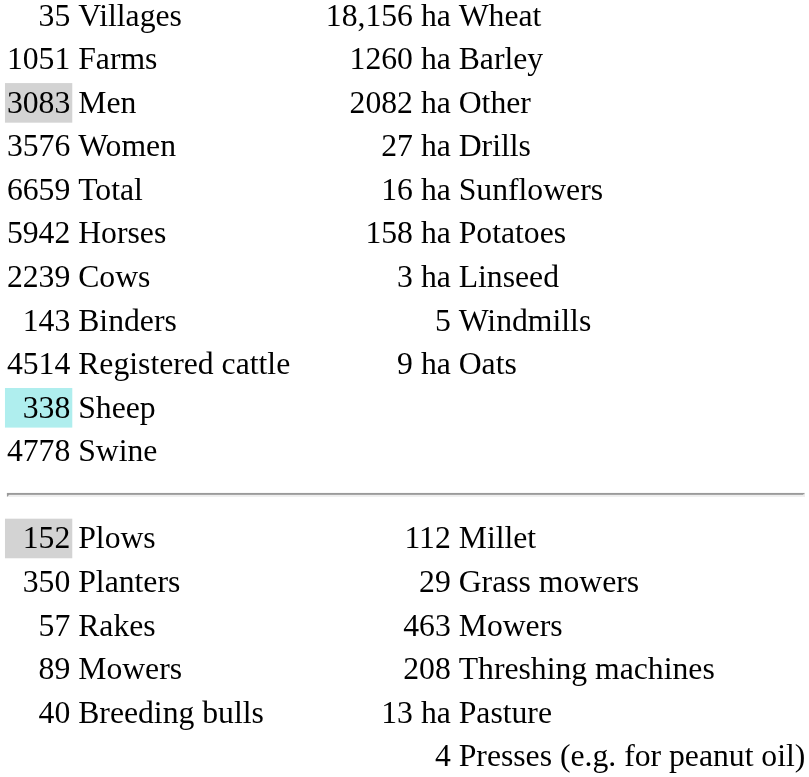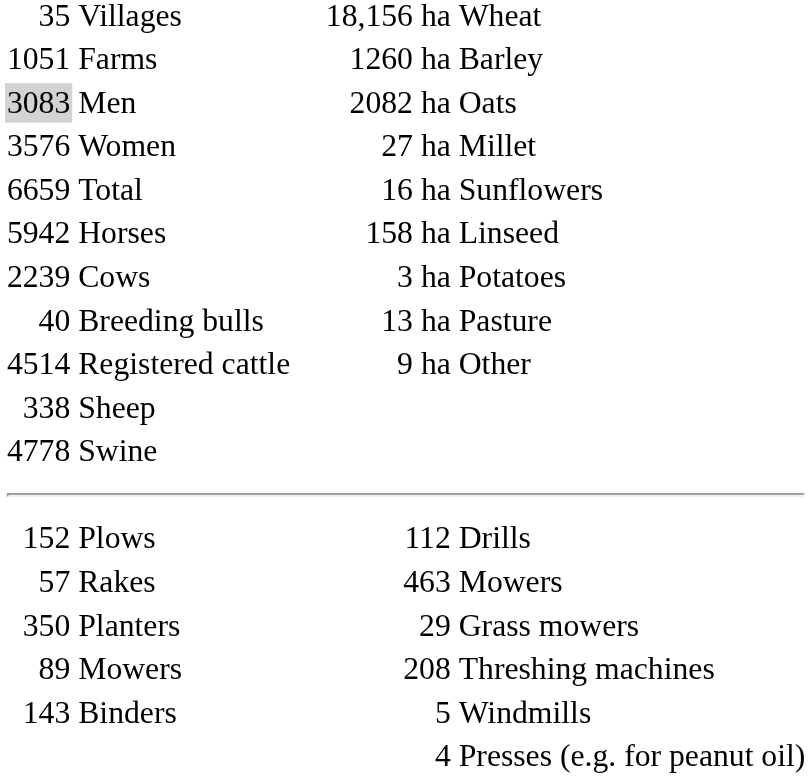(495, 102) Other -> (488, 102) Oats
(495, 145) Drills -> (497, 145) Millet
(512, 233) Potatoes -> (509, 233) Linseed
(509, 276) Linseed -> (512, 276) Potatoes
rows swapped: (171, 712) <-> (128, 320)
(488, 363) Oats -> (495, 363) Other
(47, 407) paleturquoise background -> (47, 407) no background
(47, 537) lightgrey background -> (47, 537) no background
(497, 537) Millet -> (495, 537) Drills
rows swapped: (129, 581) <-> (117, 625)
